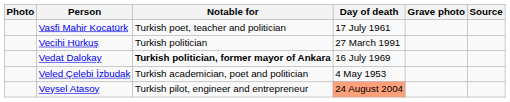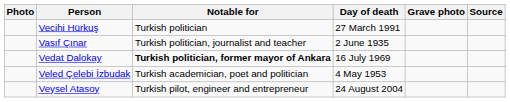- row: (83, 27)
+ row: (63, 43)
(369, 89) lightsalmon background -> (369, 89) no background
